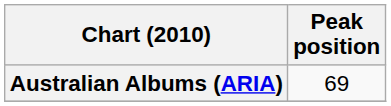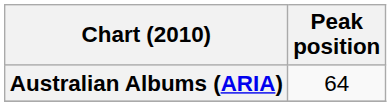(337, 82) 69 -> (337, 82) 64
